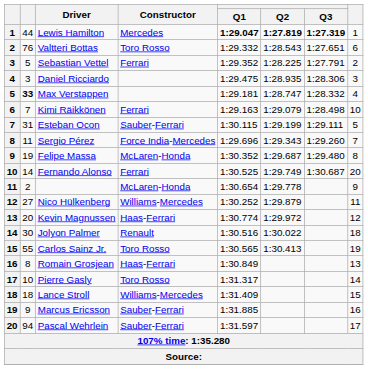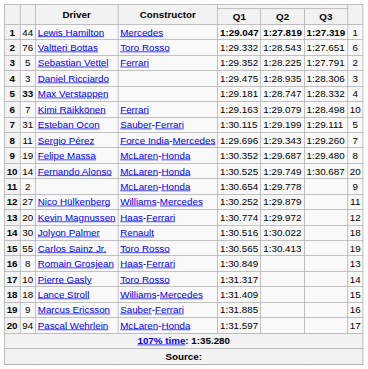(135, 171) Ferrari -> (155, 171) McLaren-Honda
(152, 325) Sauber-Ferrari -> (155, 325) McLaren-Honda
